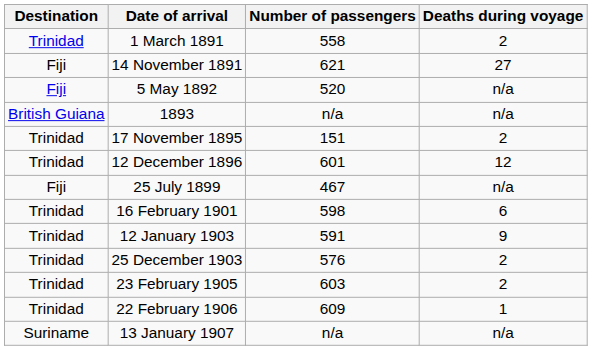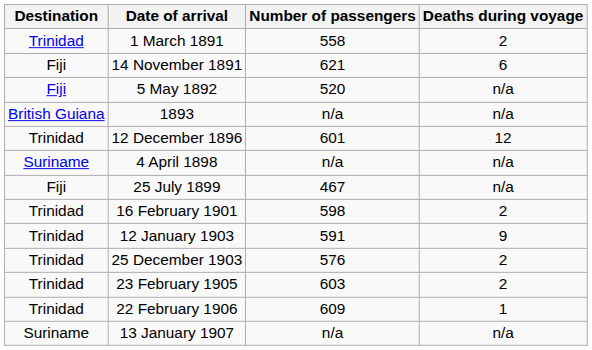(503, 65) 27 -> (503, 65) 6
- row: (177, 138)
+ row: (177, 162)
(503, 211) 6 -> (503, 211) 2
